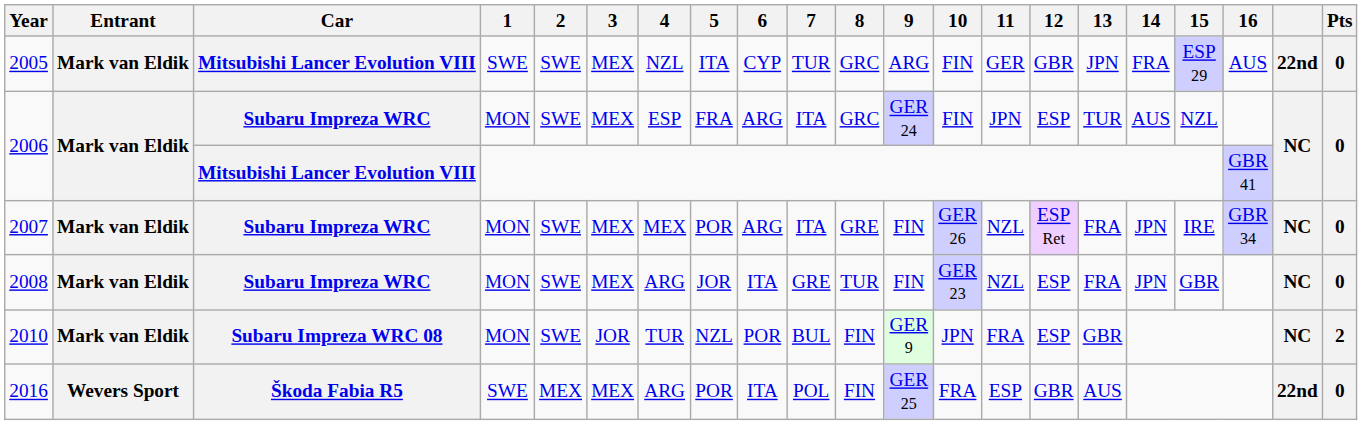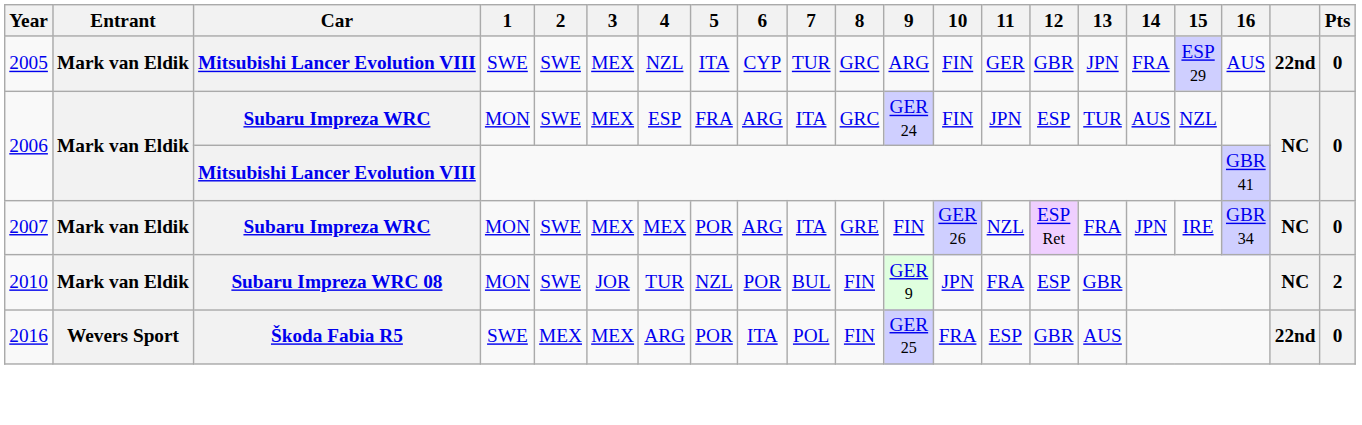- row: (29, 281)
